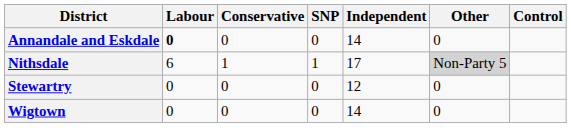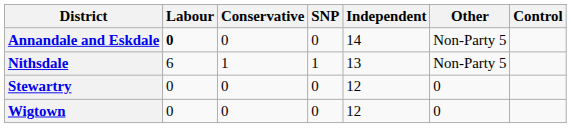(437, 39) 0 -> (470, 39) Non-Party 5
(354, 63) 17 -> (354, 63) 13
(470, 63) lightgrey background -> (470, 63) no background
(354, 110) 14 -> (354, 110) 12
